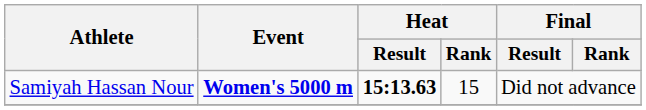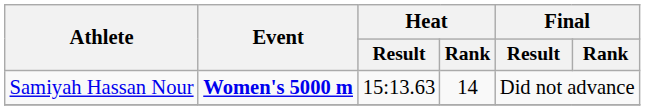(400, 87) bold -> (399, 87) normal
(469, 87) 15 -> (468, 87) 14
